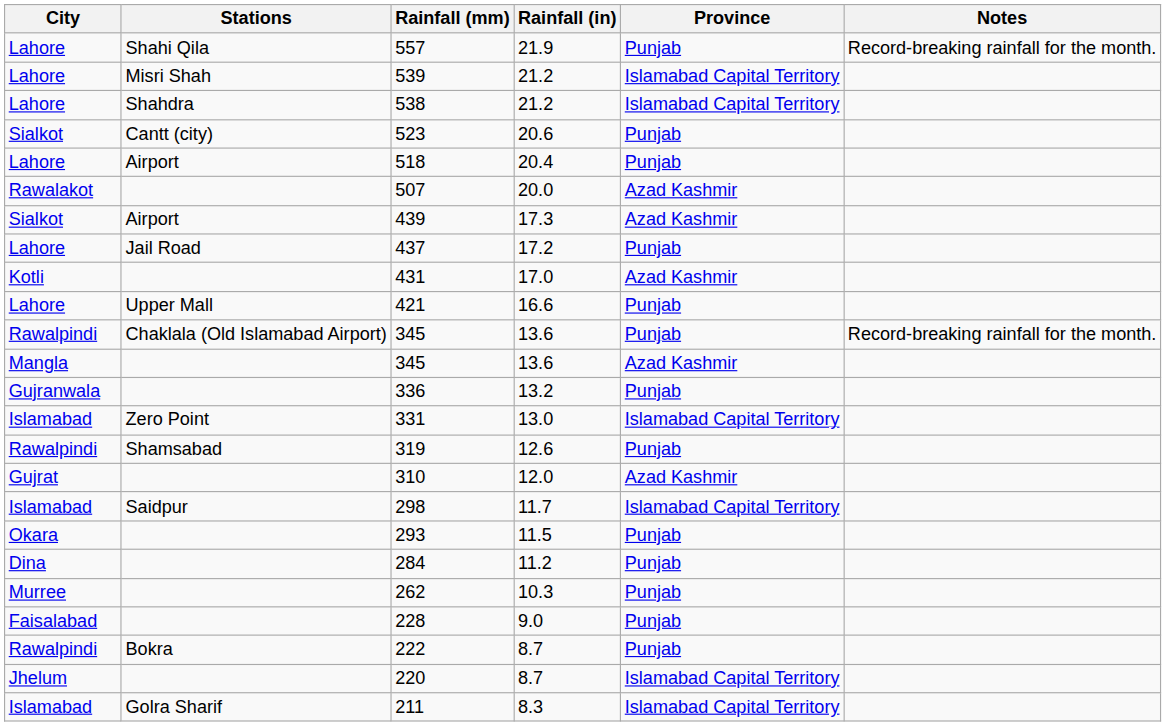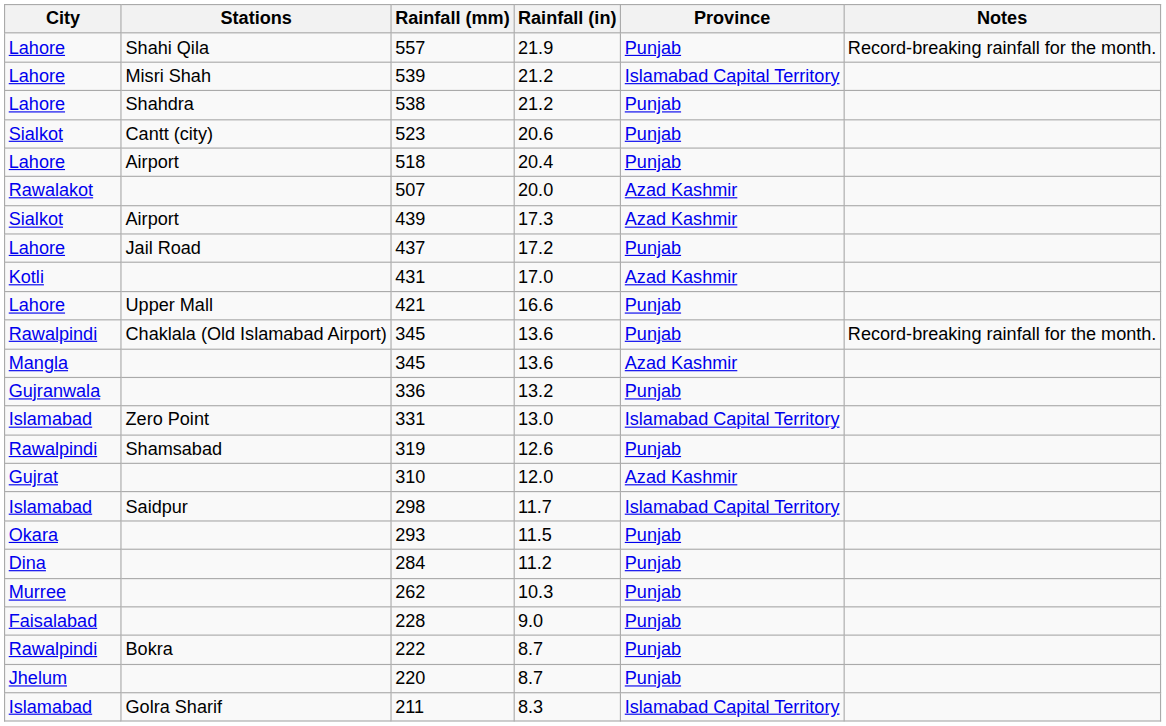(732, 104) Islamabad Capital Territory -> (653, 104) Punjab
(732, 678) Islamabad Capital Territory -> (653, 678) Punjab
